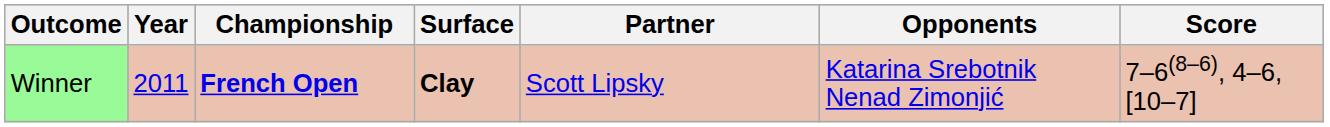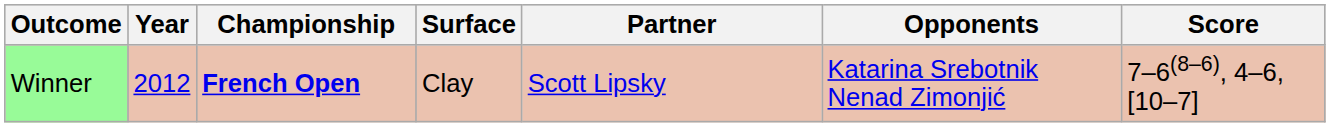(161, 83) 2011 -> (162, 83) 2012
(447, 83) bold -> (448, 83) normal
